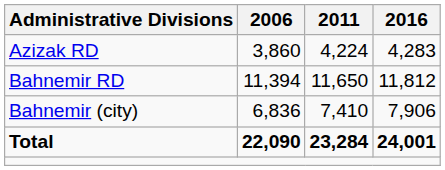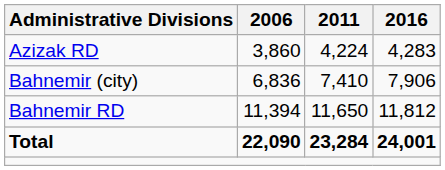rows swapped: (67, 80) <-> (74, 111)
